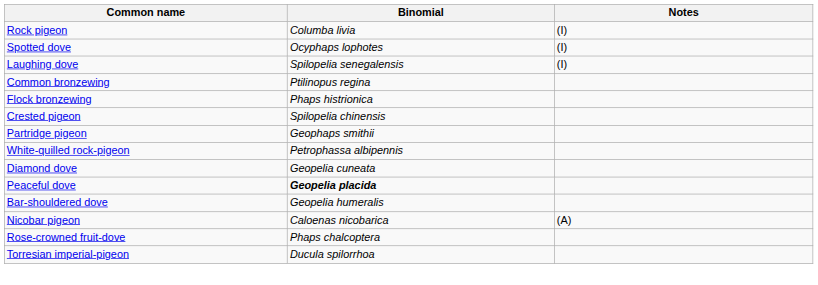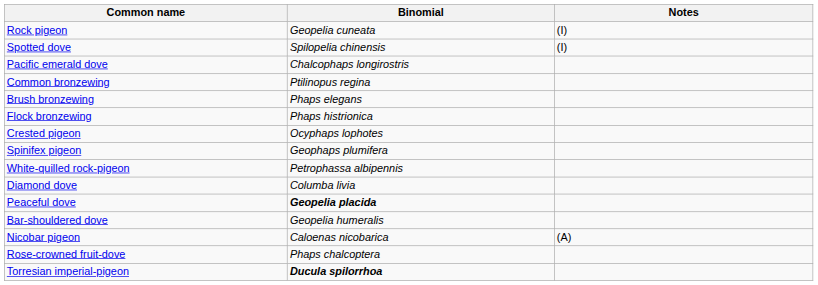(323, 30) Columba livia -> (333, 30) Geopelia cuneata
(336, 47) Ocyphaps lophotes -> (338, 47) Spilopelia chinensis
- row: (43, 64)
+ row: (57, 64)
+ row: (50, 99)
(338, 116) Spilopelia chinensis -> (336, 133) Ocyphaps lophotes
+ row: (44, 151)
- row: (47, 133)
(333, 168) Geopelia cuneata -> (323, 185) Columba livia
(332, 254) normal -> (336, 271) bold
